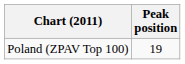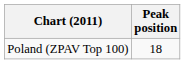(156, 48) 19 -> (156, 48) 18
